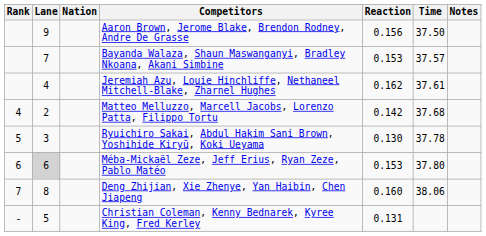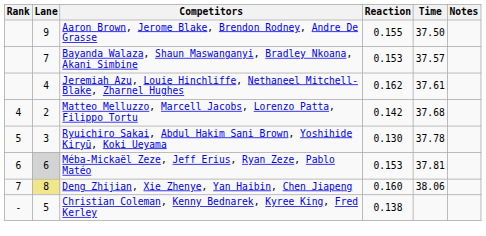- column: (80, 13)
(388, 34) 0.156 -> (388, 34) 0.155
(430, 166) 37.80 -> (430, 166) 37.81
(46, 192) no background -> (46, 187) khaki background
(388, 219) 0.131 -> (388, 208) 0.138
